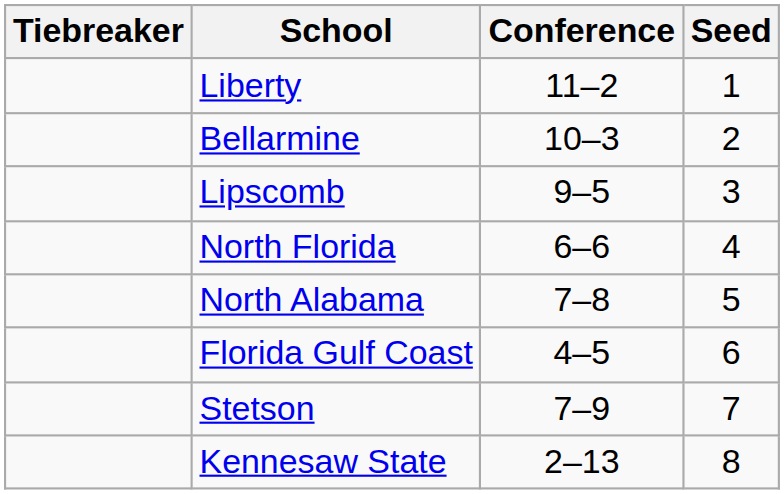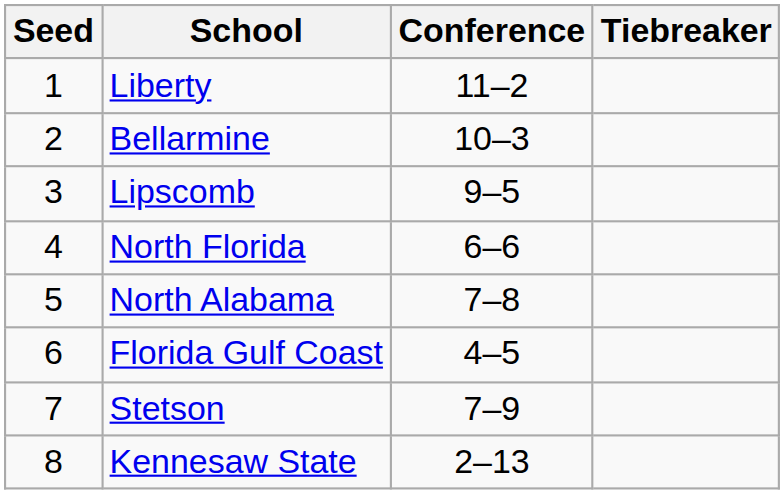columns swapped: (731, 31) <-> (98, 31)
